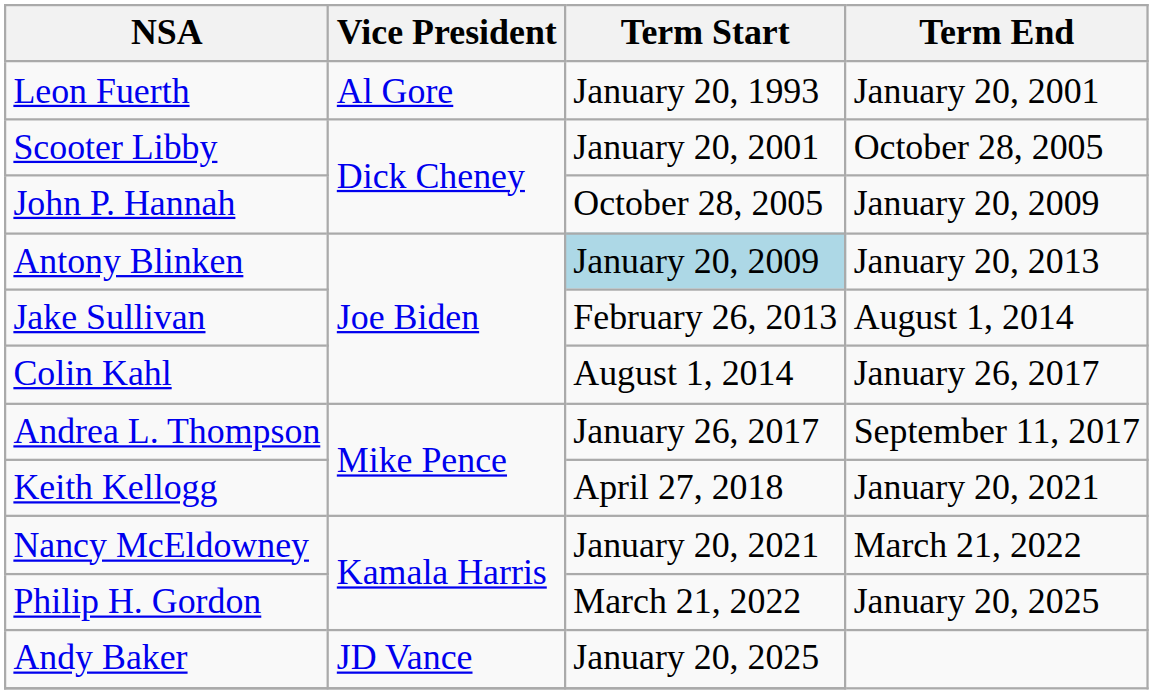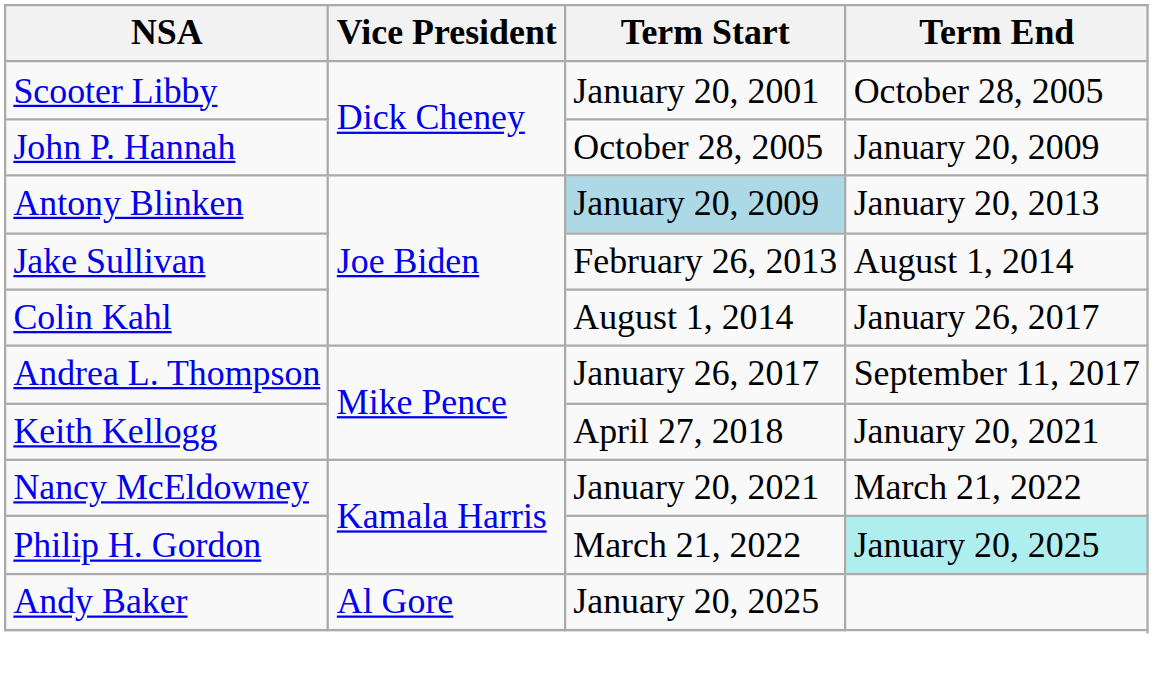- row: (101, 89)
(977, 601) no background -> (977, 544) paleturquoise background
(405, 658) JD Vance -> (395, 601) Al Gore
